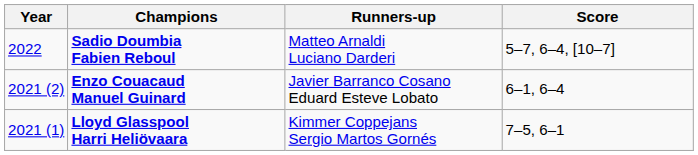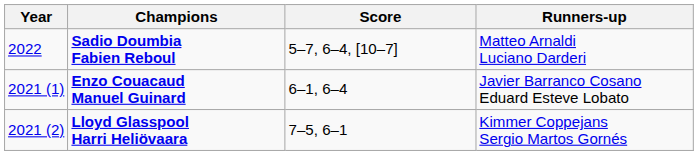columns swapped: (394, 17) <-> (597, 17)
(36, 90) 2021 (2) -> (36, 90) 2021 (1)
(36, 131) 2021 (1) -> (36, 131) 2021 (2)
